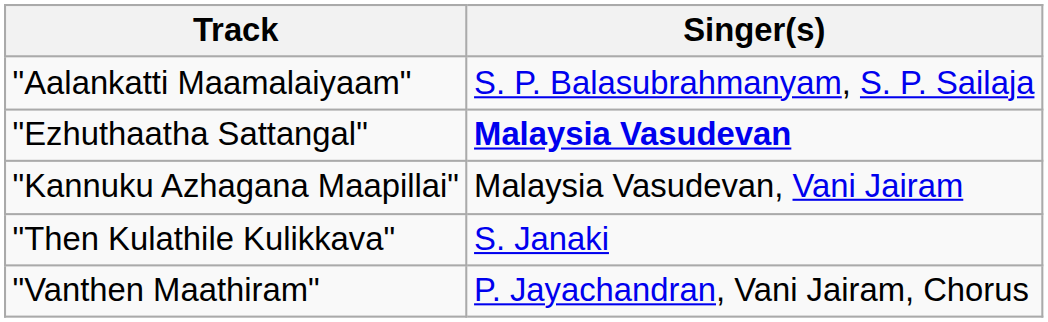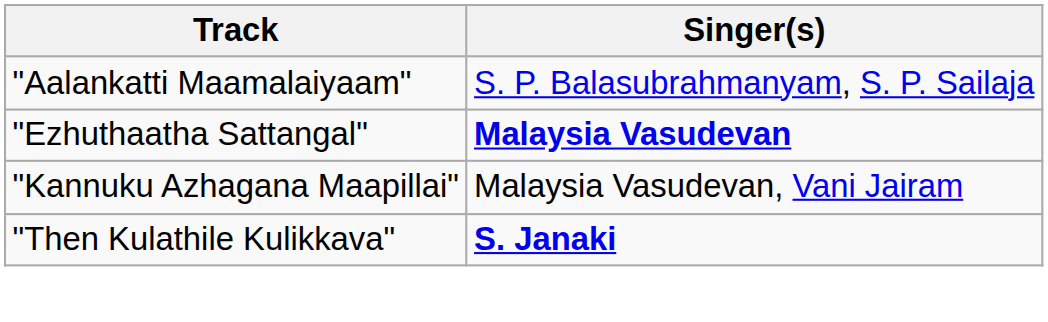(542, 238) normal -> (545, 238) bold
- row: (166, 290)
